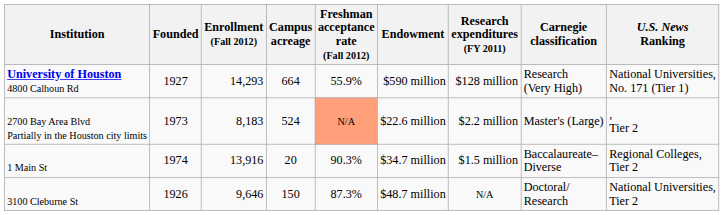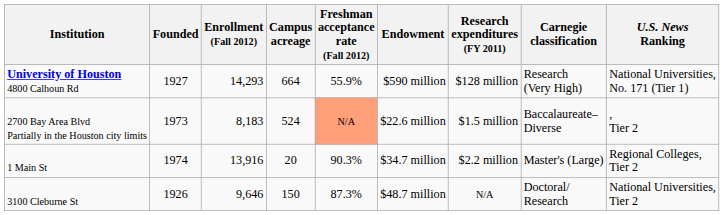(488, 121) $2.2 million -> (488, 121) $1.5 million
(564, 121) Master's (Large) -> (561, 121) Baccalaureate– Diverse
(488, 160) $1.5 million -> (488, 160) $2.2 million
(561, 160) Baccalaureate– Diverse -> (564, 160) Master's (Large)
